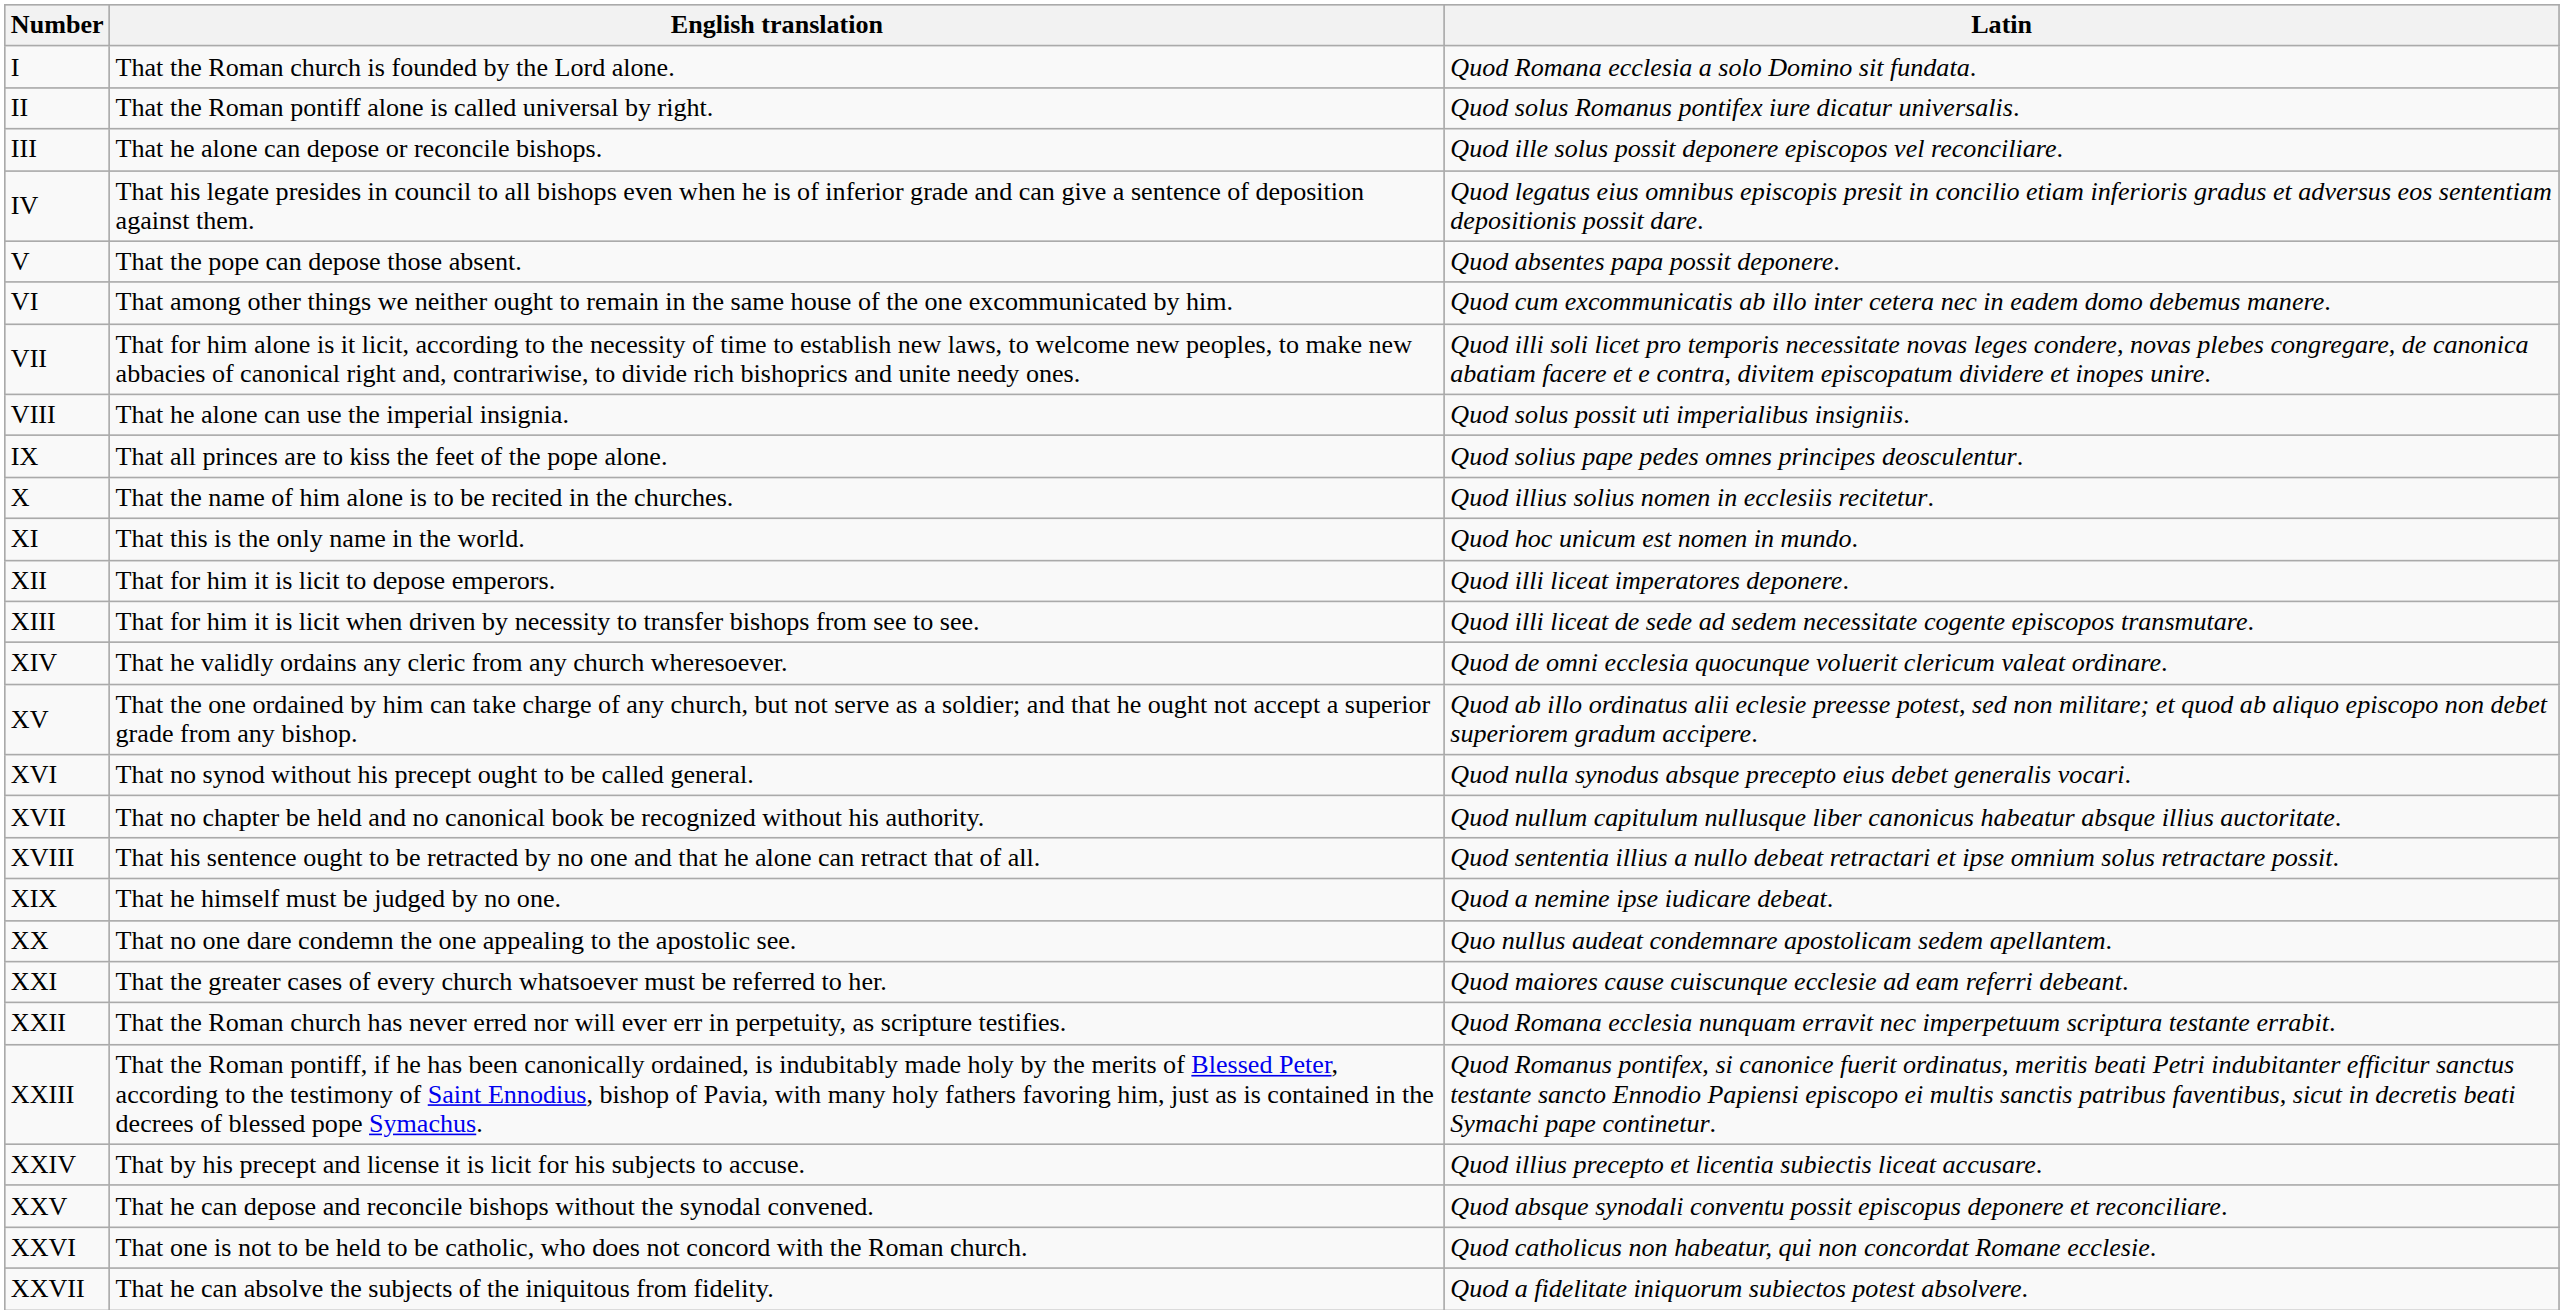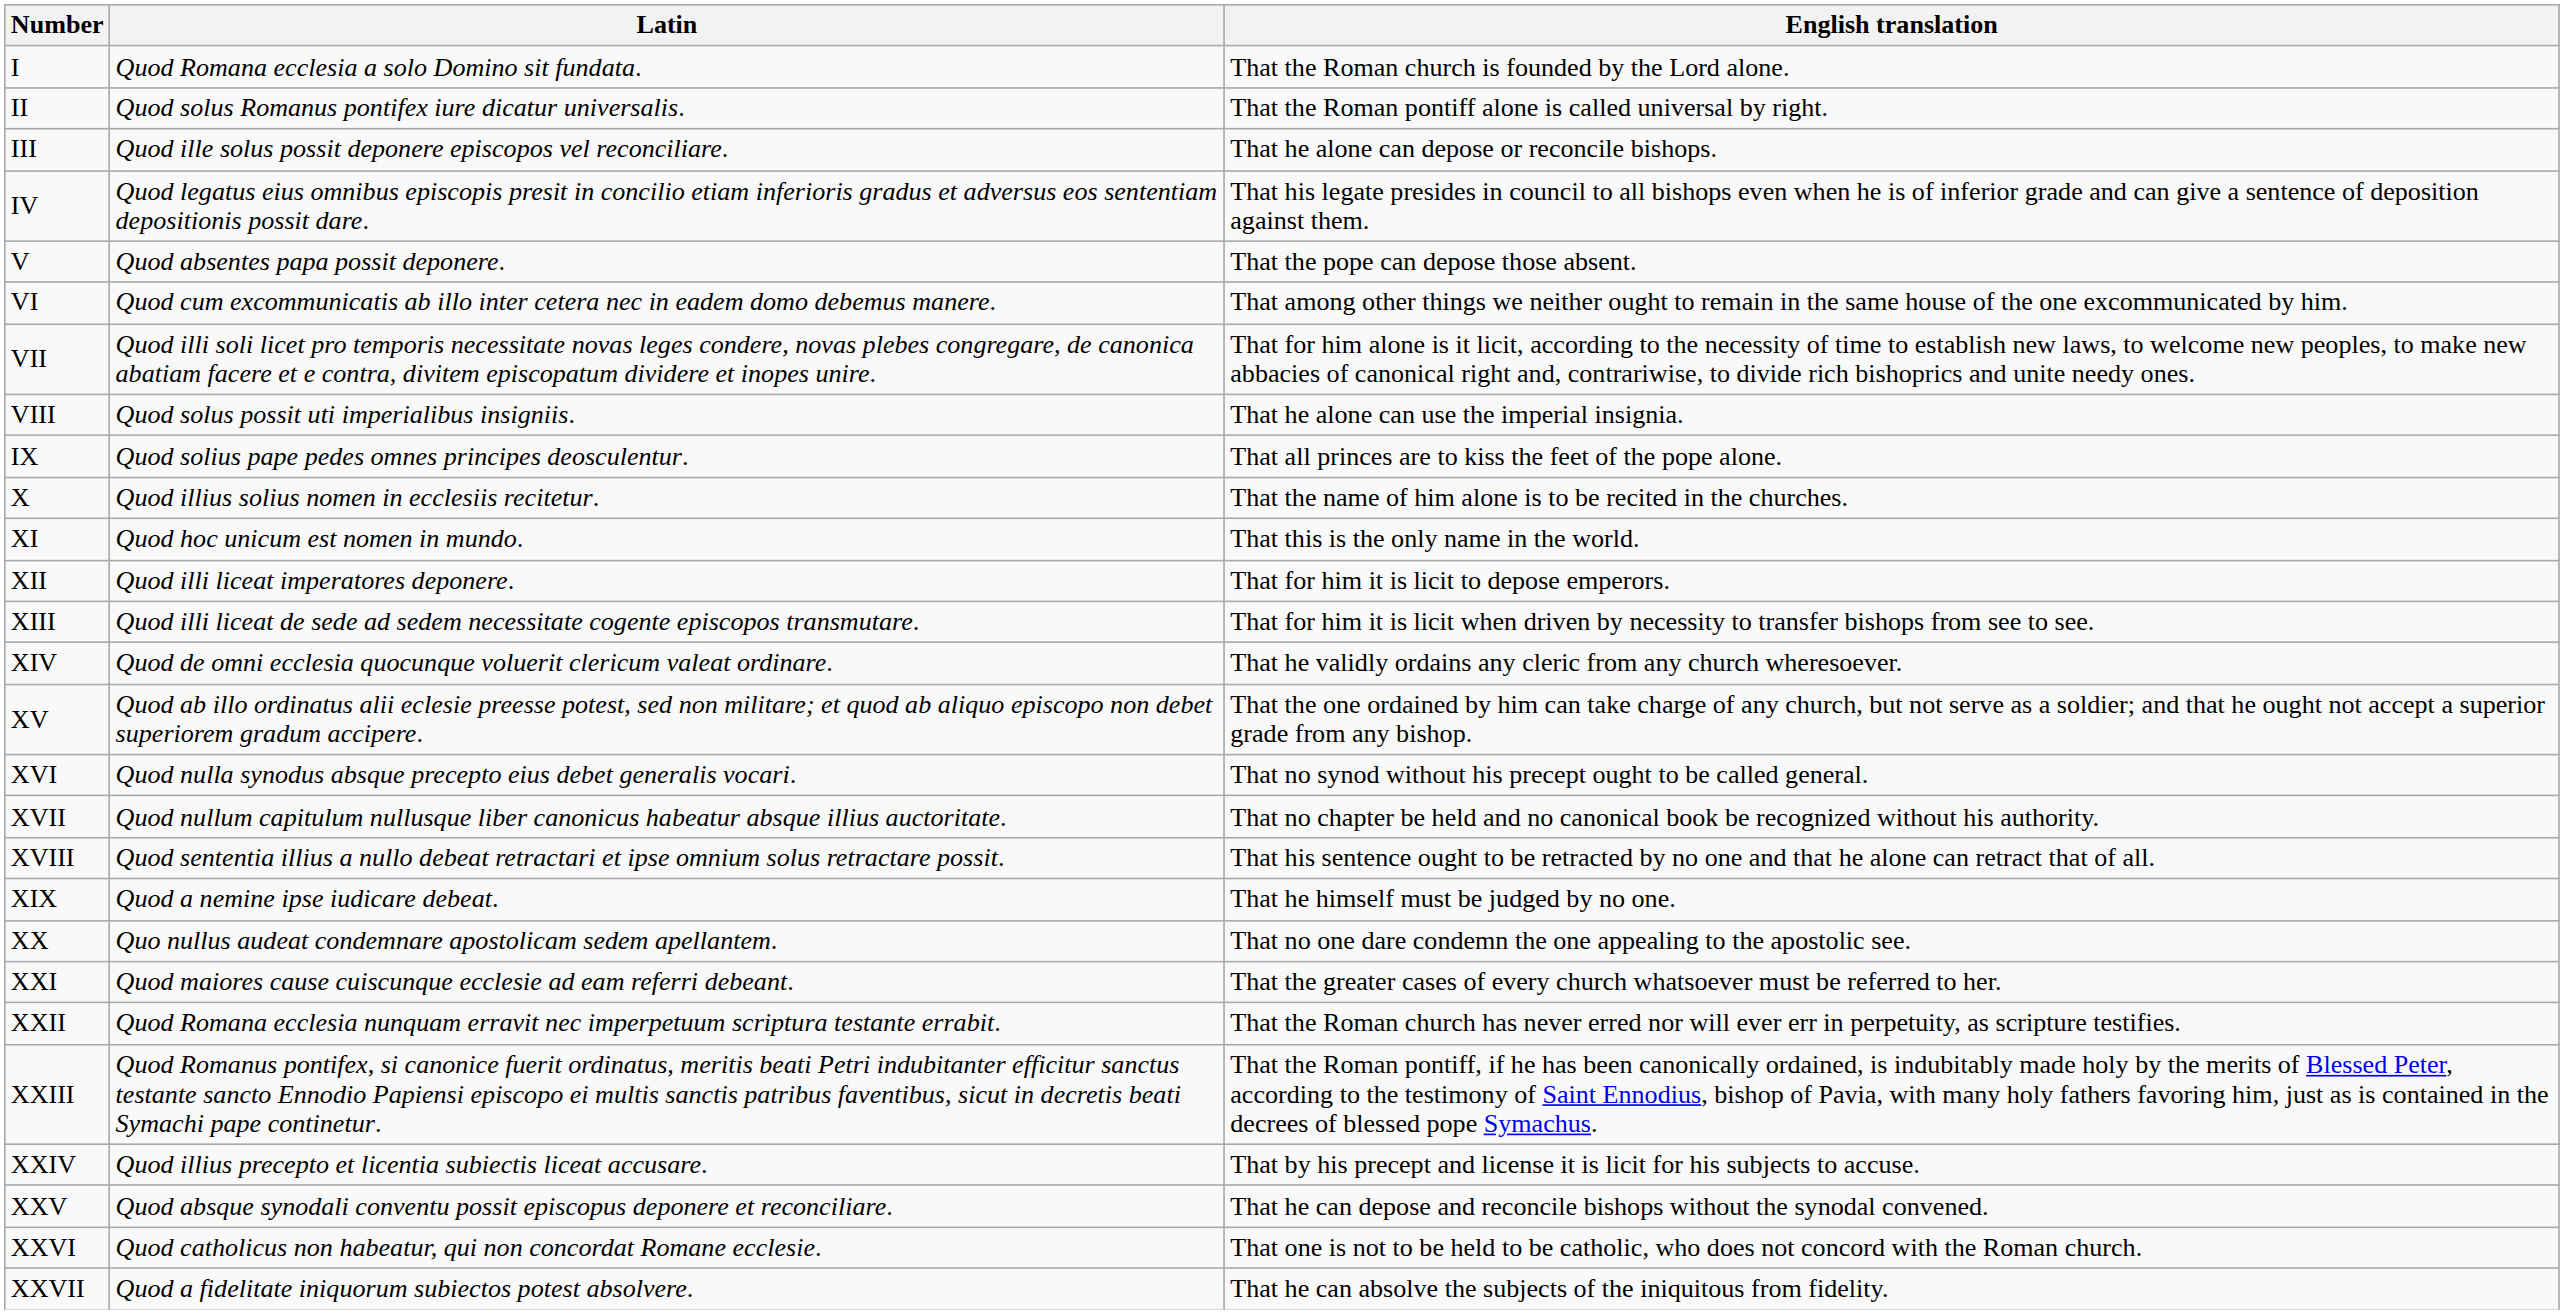columns swapped: (2002, 25) <-> (777, 25)
